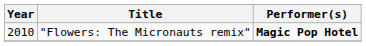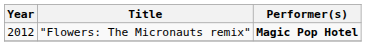(21, 32) 2010 -> (21, 32) 2012
